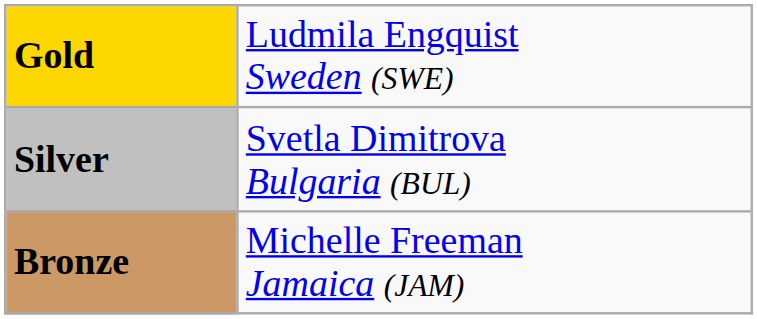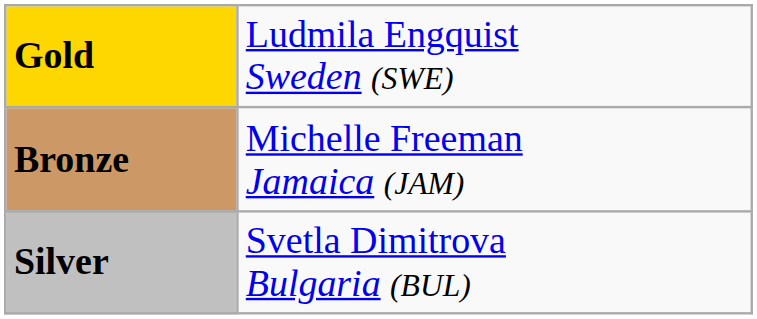rows swapped: (61, 158) <-> (72, 261)
